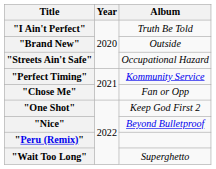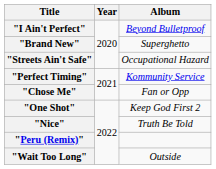(165, 28) Truth Be Told -> (165, 28) Beyond Bulletproof
(165, 44) Outside -> (165, 44) Superghetto
(165, 124) Beyond Bulletproof -> (165, 124) Truth Be Told
(165, 156) Superghetto -> (165, 156) Outside
